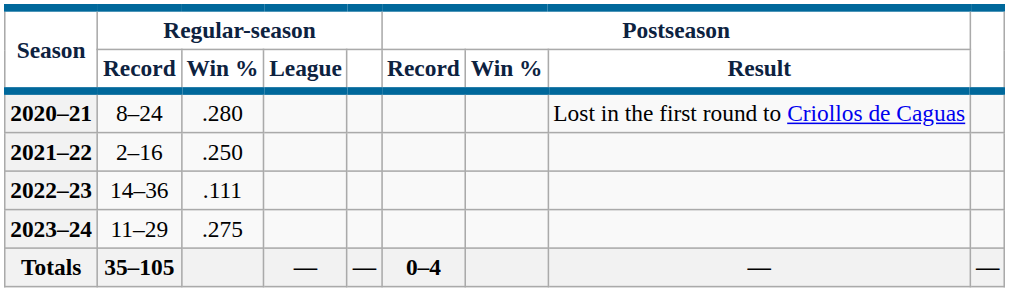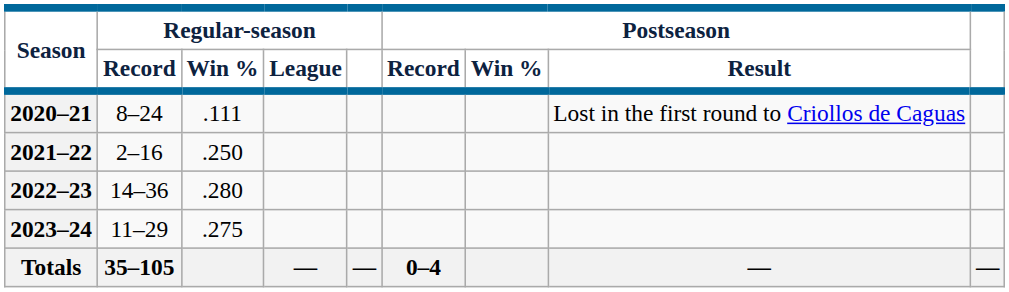(222, 113) .280 -> (222, 113) .111
(222, 190) .111 -> (222, 190) .280
